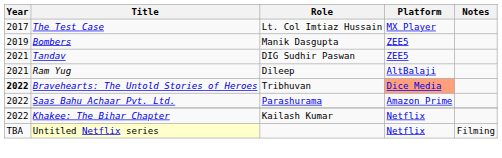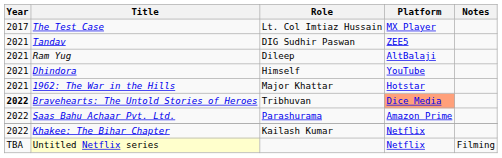- row: (52, 41)
+ row: (55, 71)
+ row: (104, 86)
